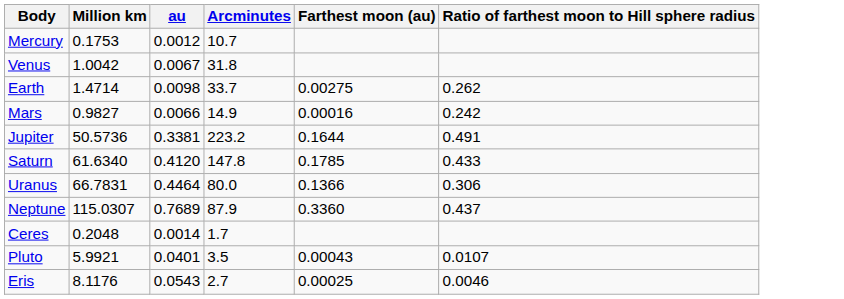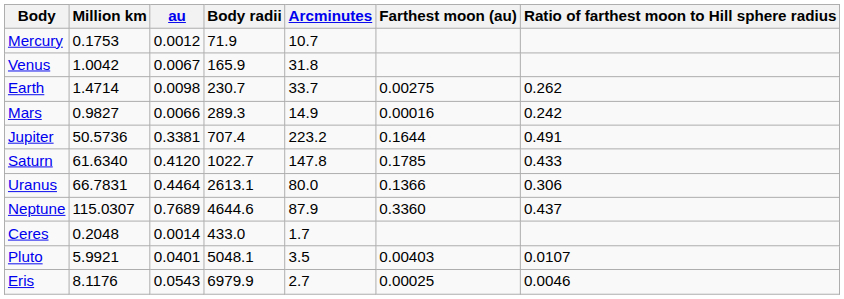+ column: (244, 16)
(325, 257) 0.00043 -> (407, 257) 0.00403
